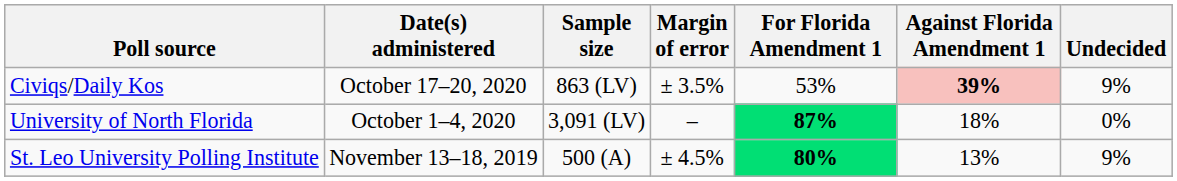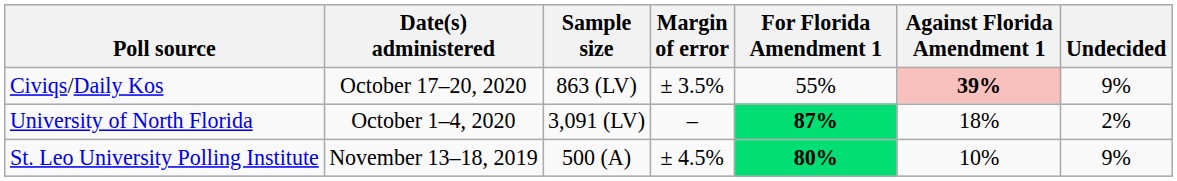(816, 85) 53% -> (816, 85) 55%
(1116, 121) 0% -> (1116, 121) 2%
(979, 158) 13% -> (979, 158) 10%
